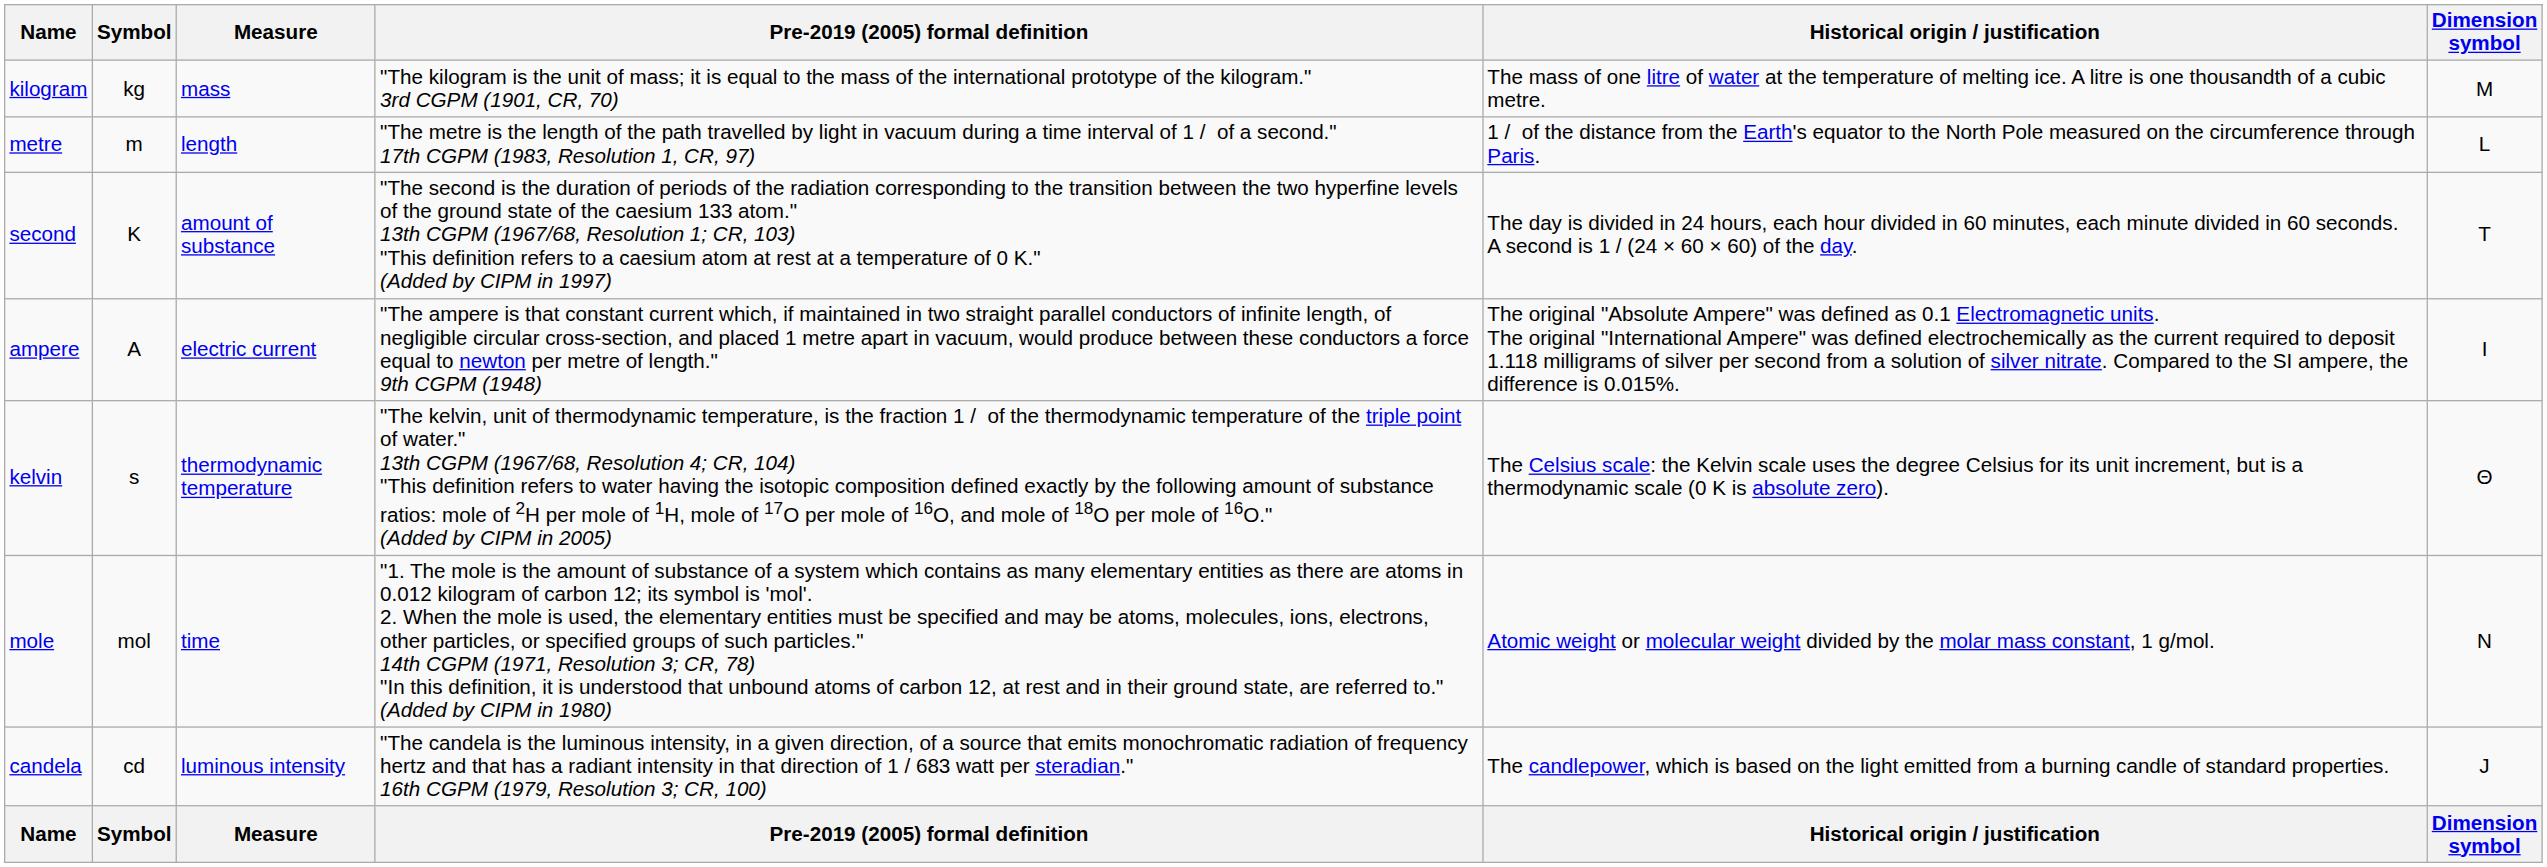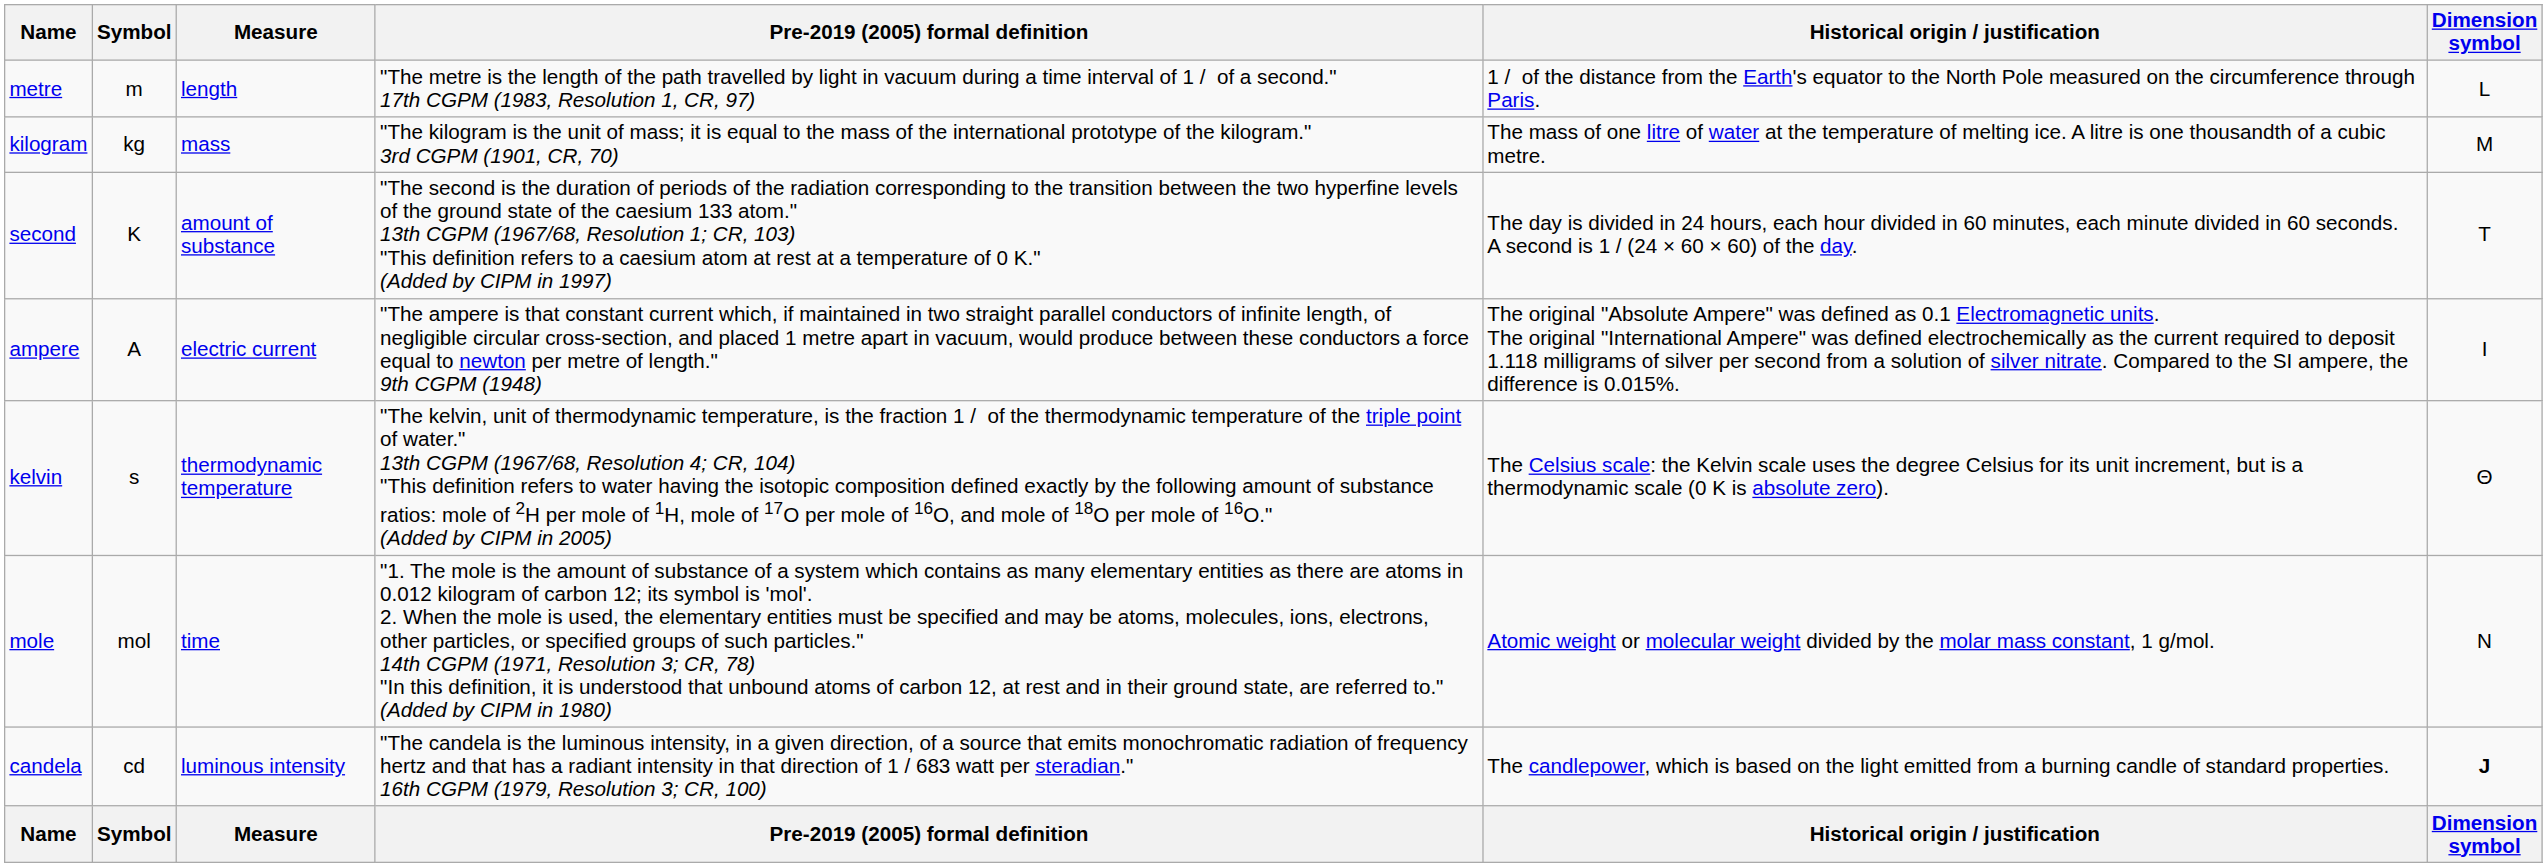rows swapped: (36, 144) <-> (48, 88)
(2485, 766) normal -> (2485, 766) bold
